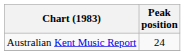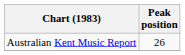(159, 42) 24 -> (159, 42) 26
